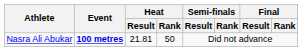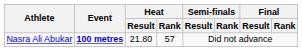(141, 40) 21.81 -> (141, 40) 21.80
(170, 40) 50 -> (170, 40) 57
